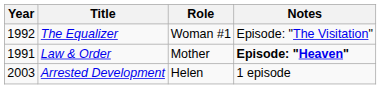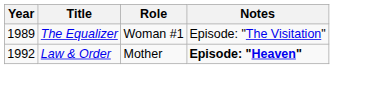(21, 34) 1992 -> (21, 34) 1989
(21, 53) 1991 -> (21, 53) 1992
- row: (103, 73)
